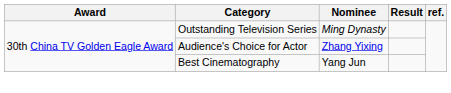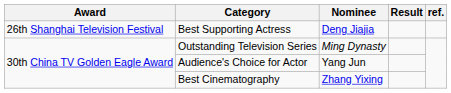+ row: (234, 29)
(352, 46) Zhang Yixing -> (344, 63) Yang Jun
(344, 63) Yang Jun -> (352, 79) Zhang Yixing
